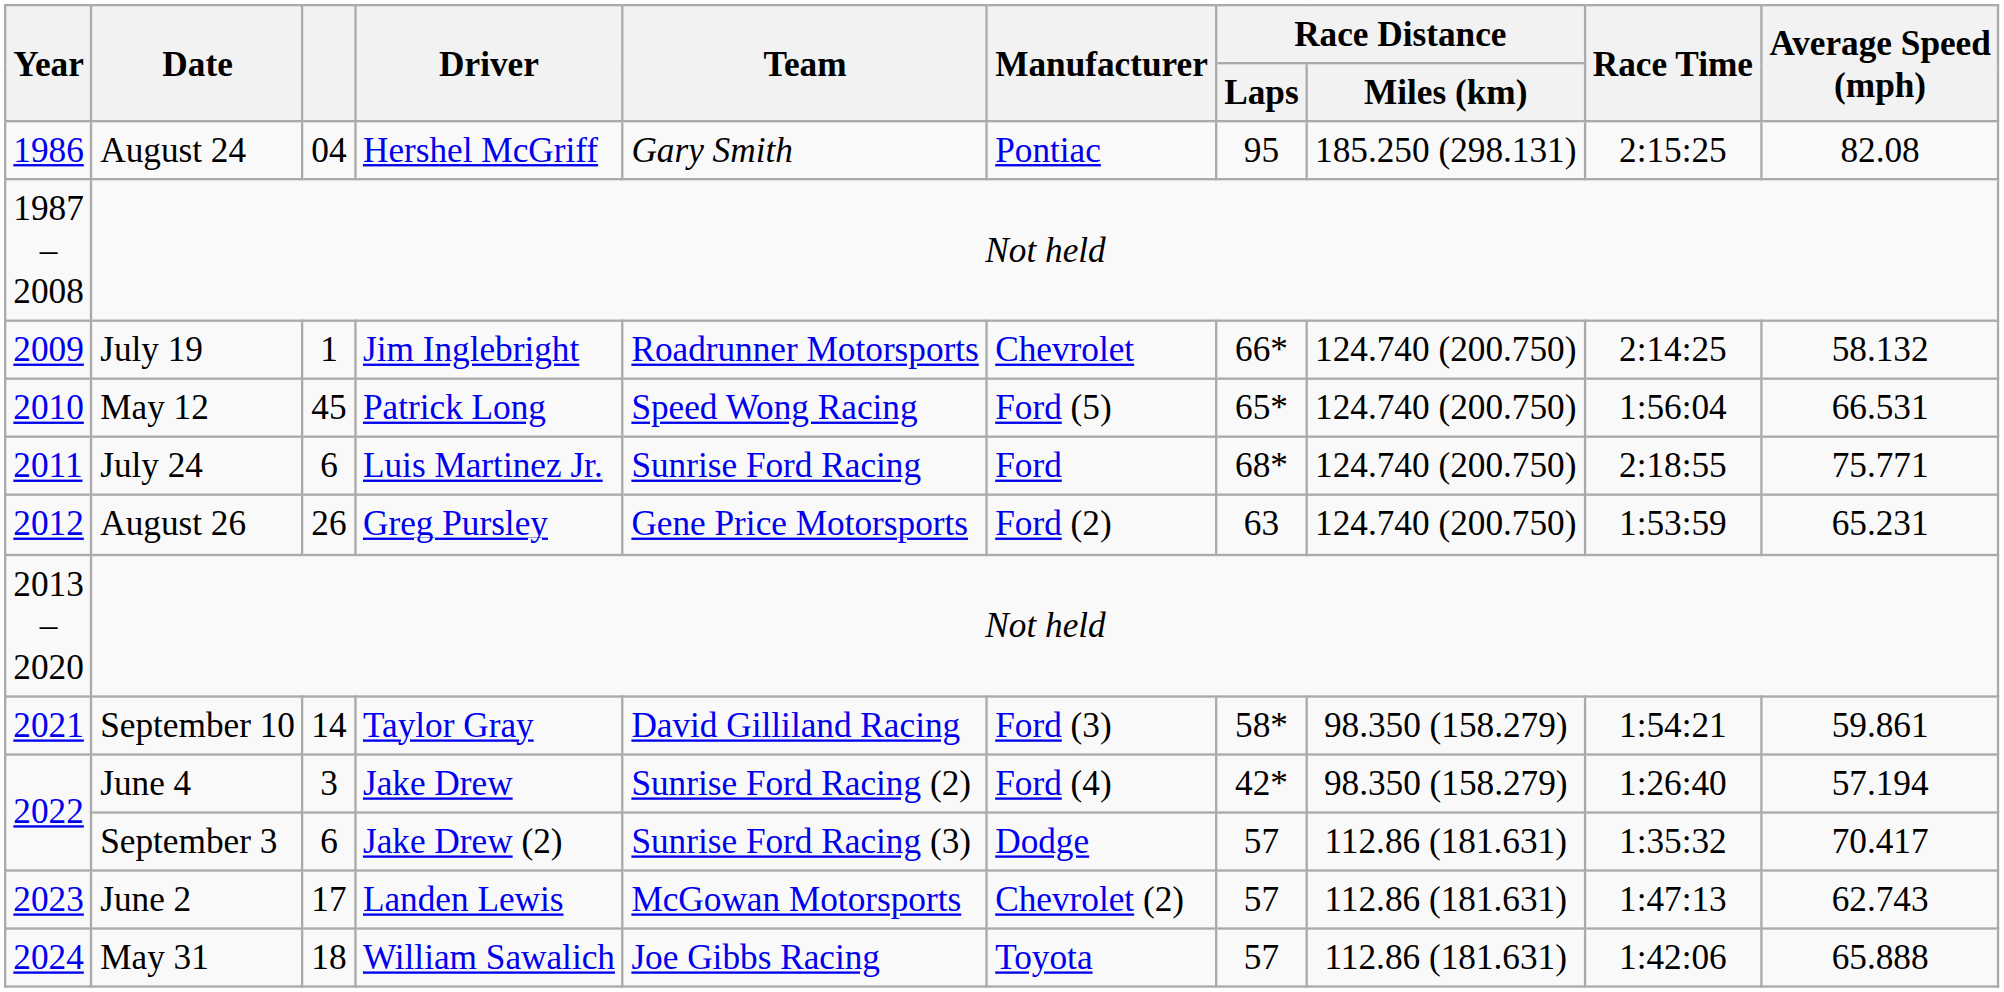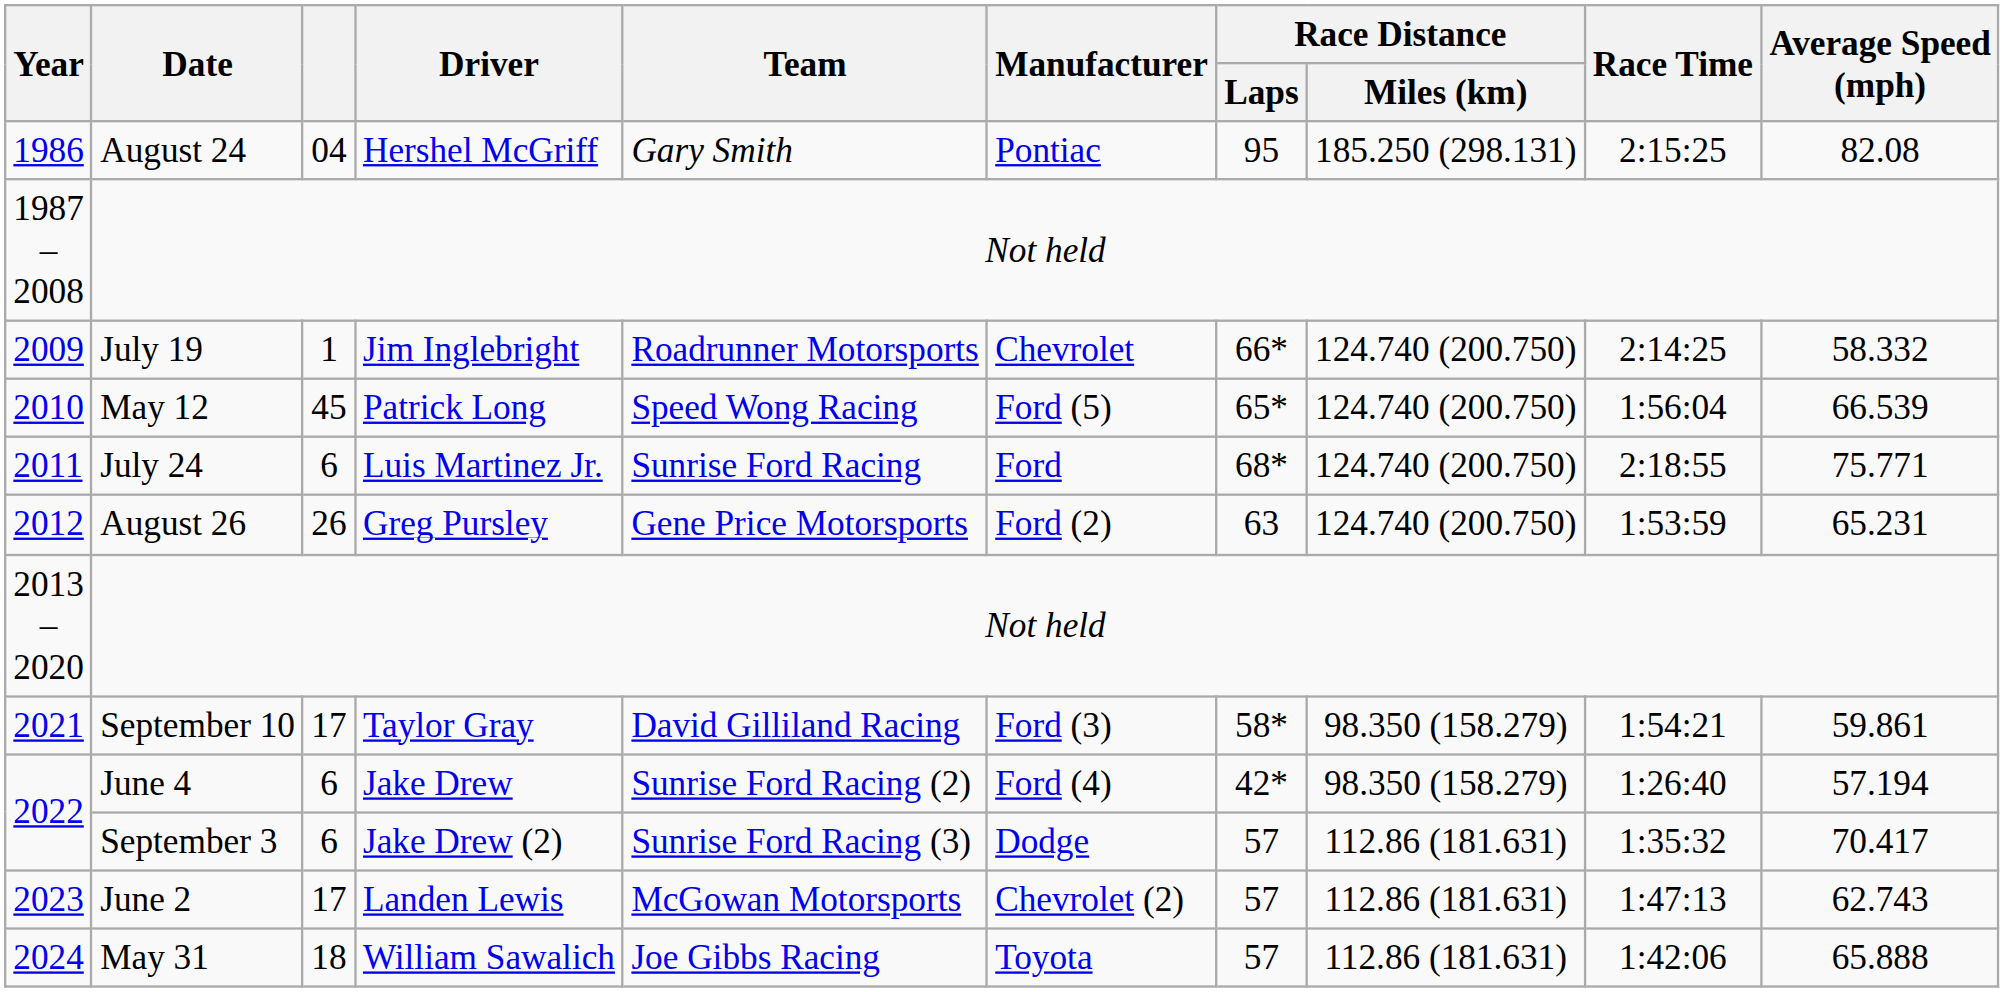(1880, 349) 58.132 -> (1880, 349) 58.332
(1880, 408) 66.531 -> (1880, 408) 66.539
(329, 724) 14 -> (329, 724) 17
(329, 782) 3 -> (329, 782) 6
